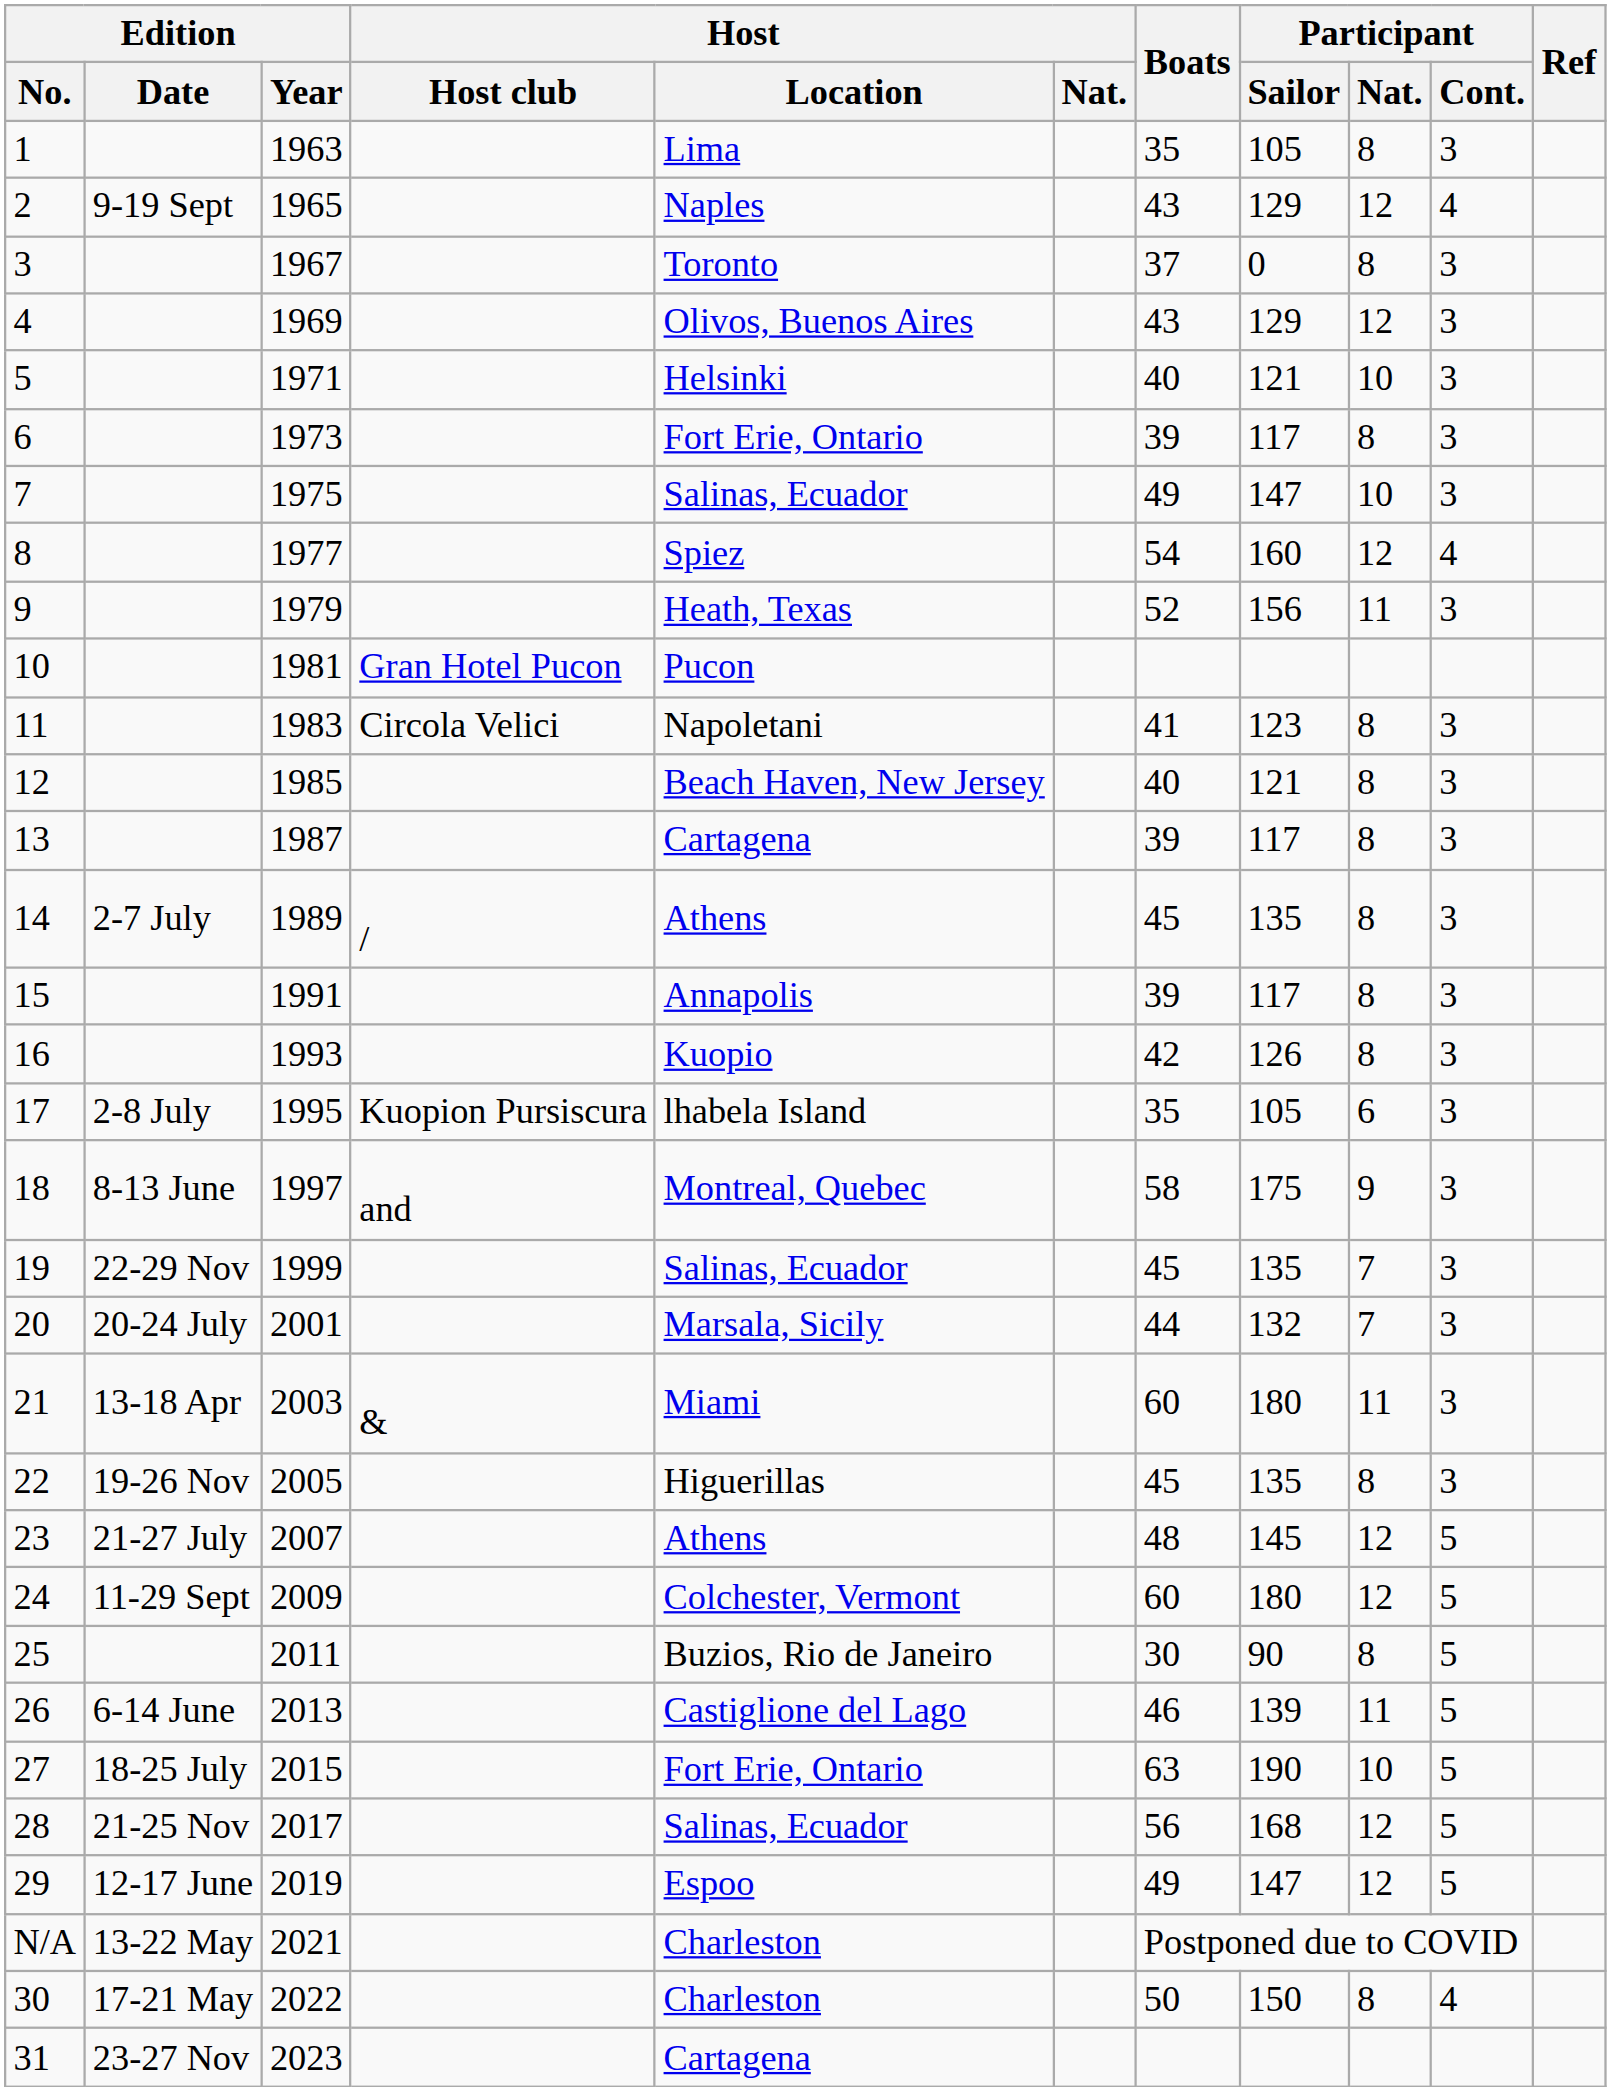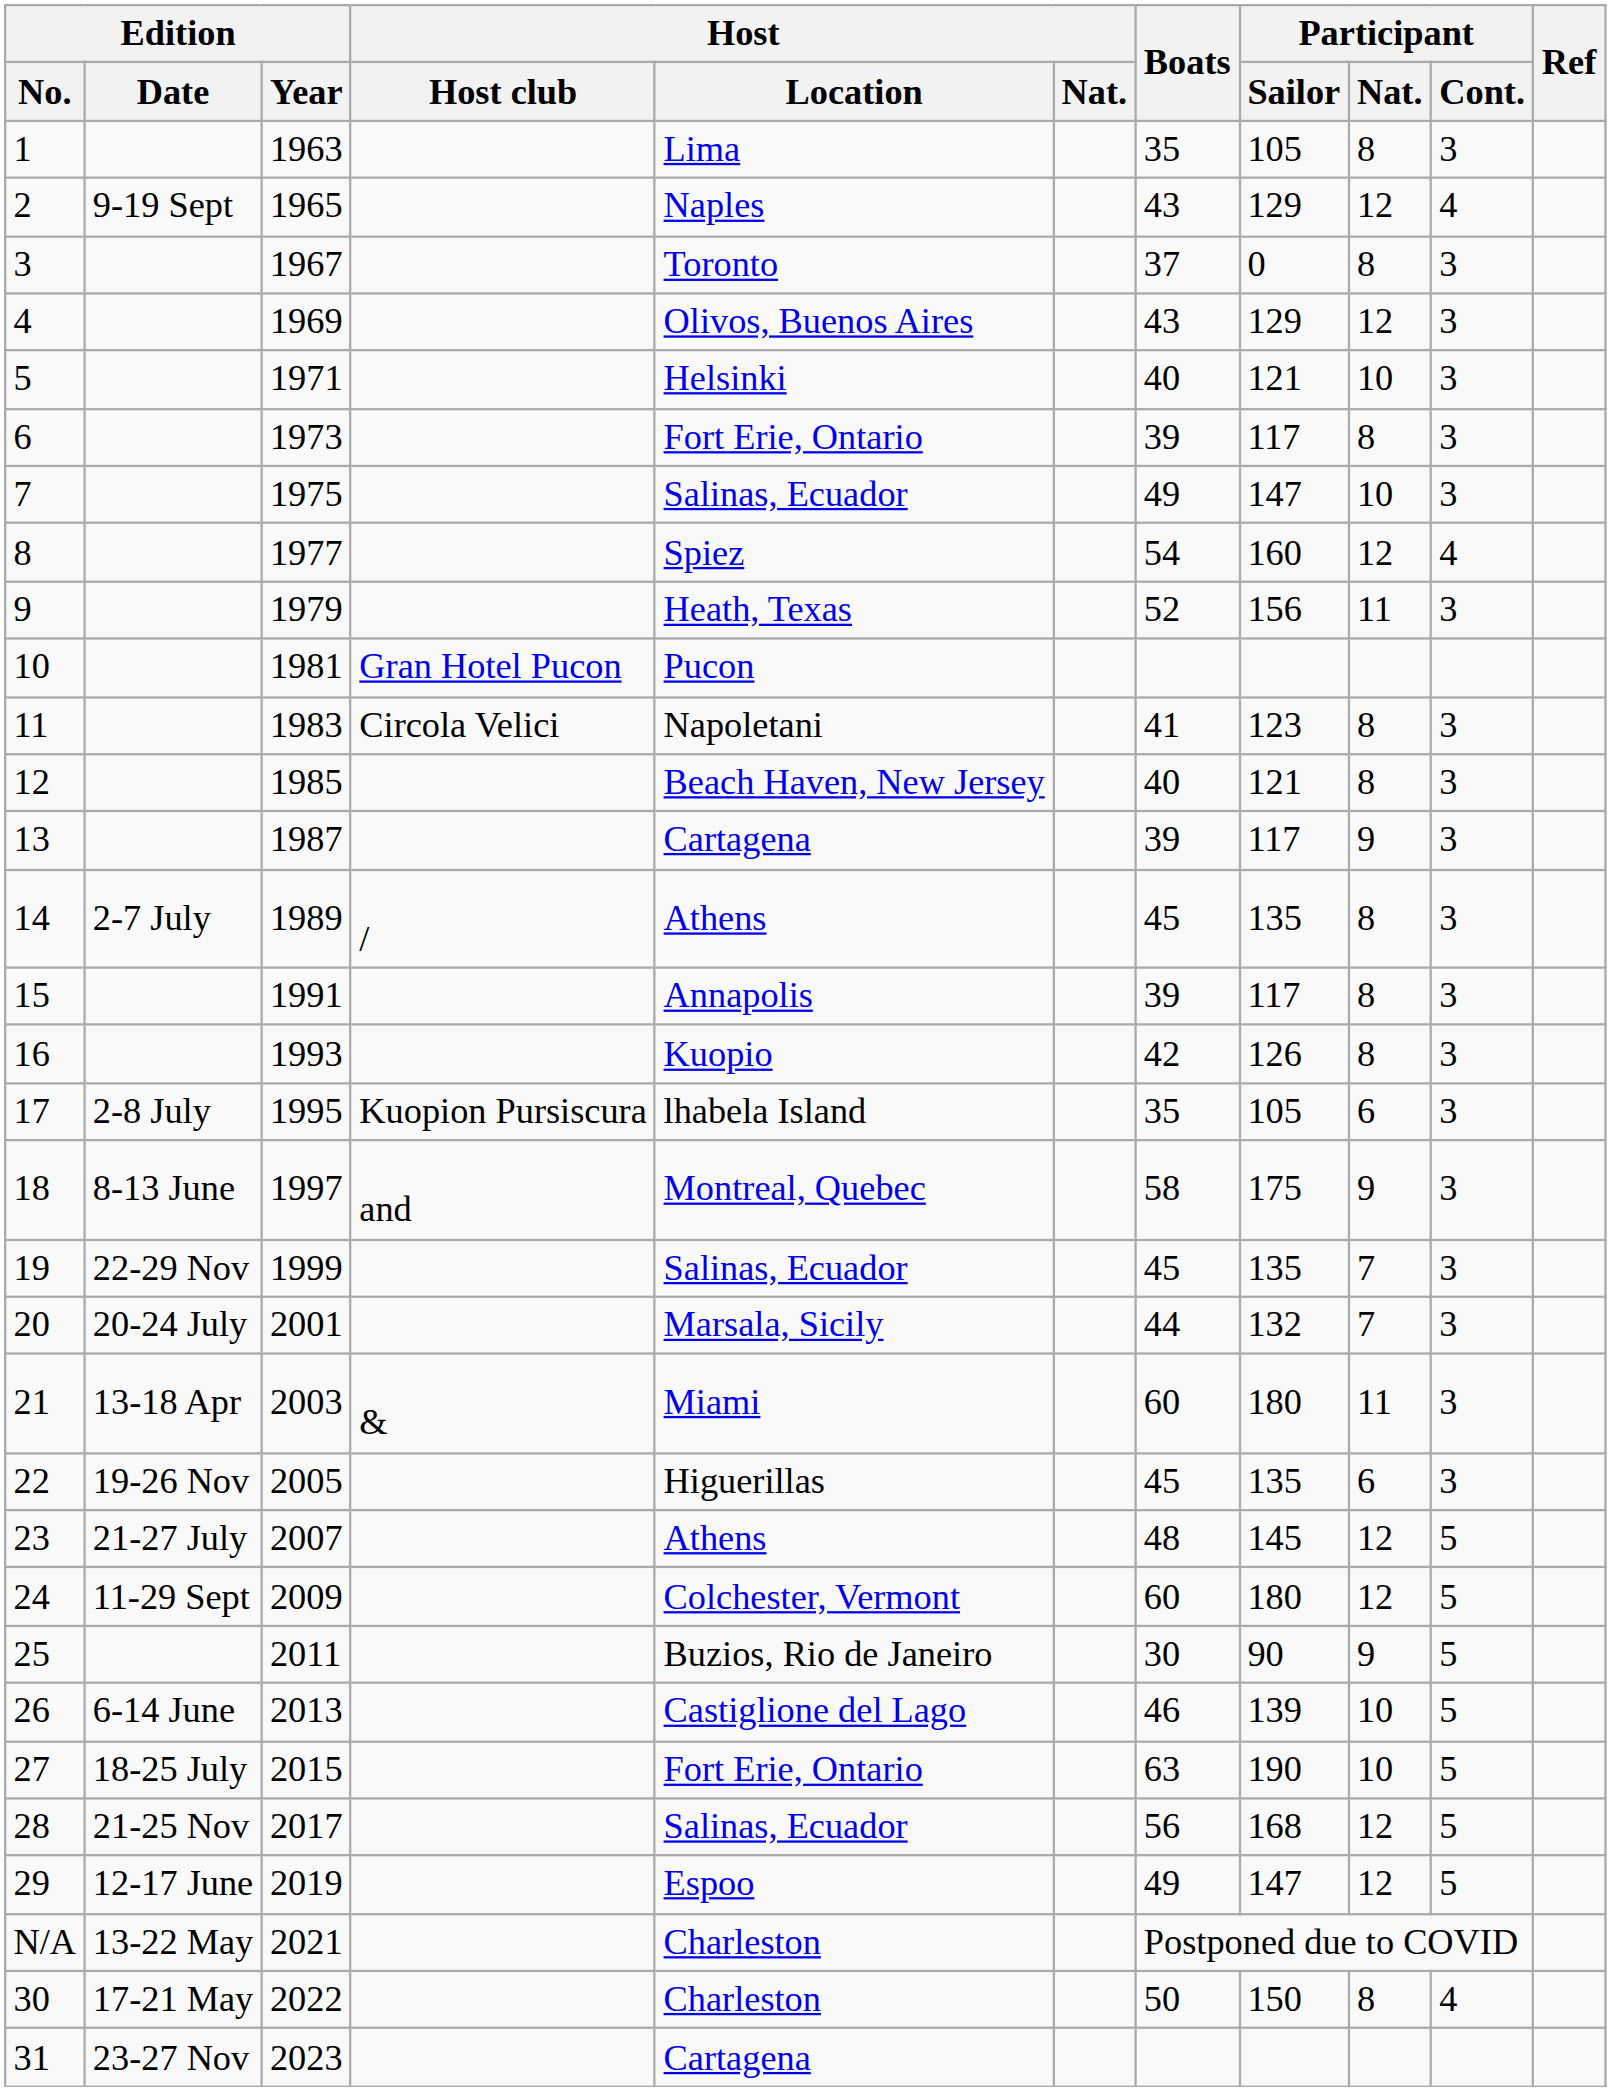(1366, 839) 8 -> (1366, 839) 9
(1366, 1480) 8 -> (1366, 1480) 6
(1366, 1653) 8 -> (1366, 1653) 9
(1374, 1711) 11 -> (1375, 1711) 10
